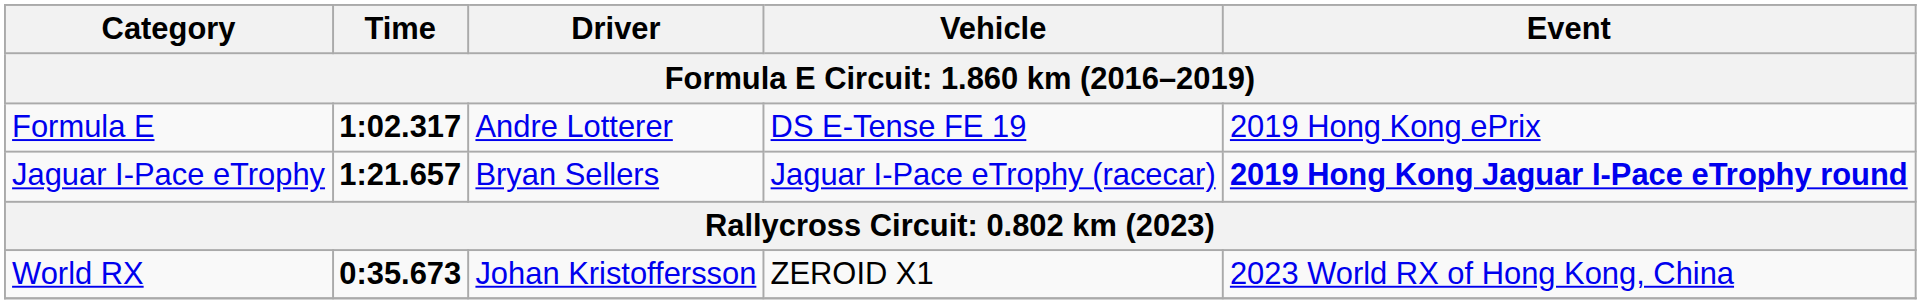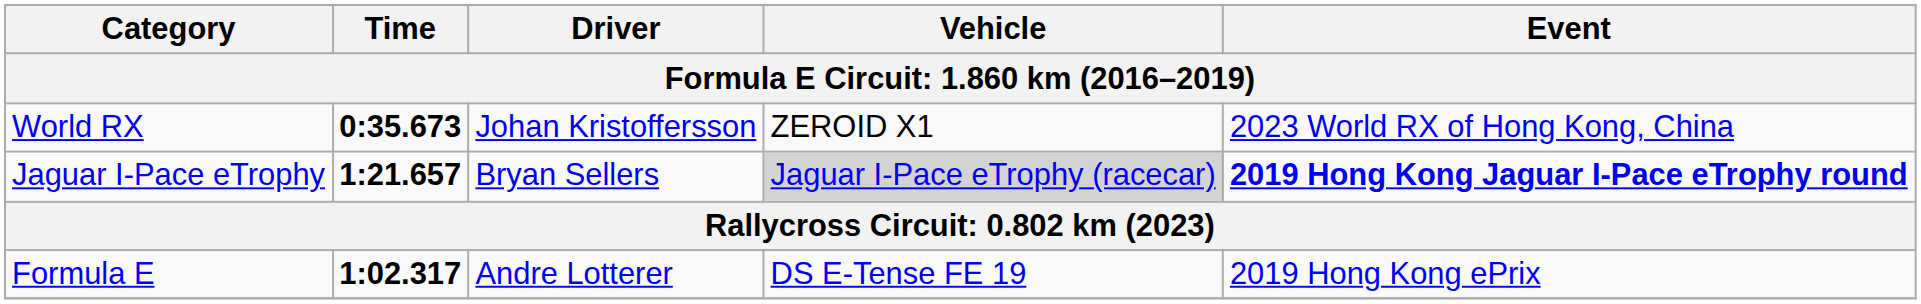rows swapped: (83, 126) <-> (78, 273)
(993, 175) no background -> (993, 175) lightgrey background
